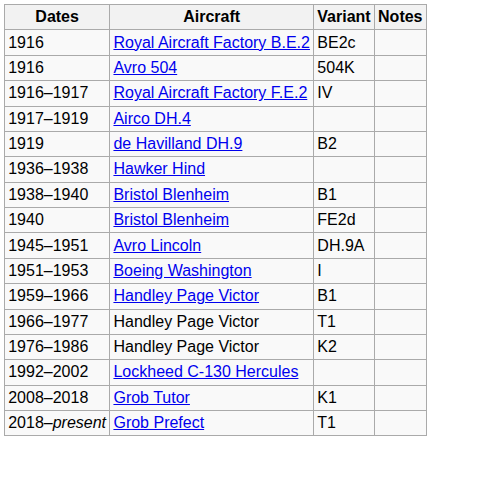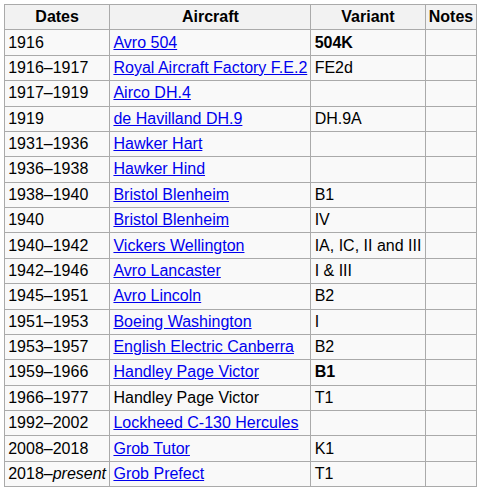- row: (26, 42)
(336, 67) normal -> (334, 42) bold
(325, 93) IV -> (334, 67) FE2d
(327, 144) B2 -> (338, 118) DH.9A
+ row: (48, 144)
(336, 220) FE2d -> (322, 220) IV
+ row: (48, 245)
+ row: (48, 270)
(341, 245) DH.9A -> (324, 296) B2
+ row: (48, 347)
(327, 296) normal -> (325, 372) bold
- row: (48, 347)
